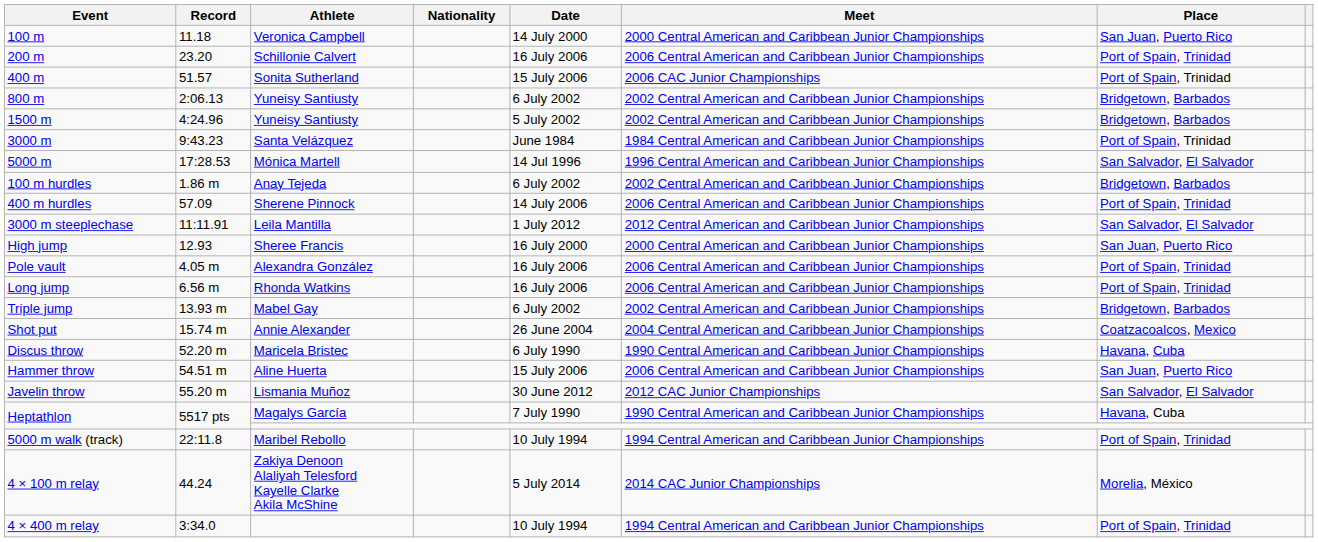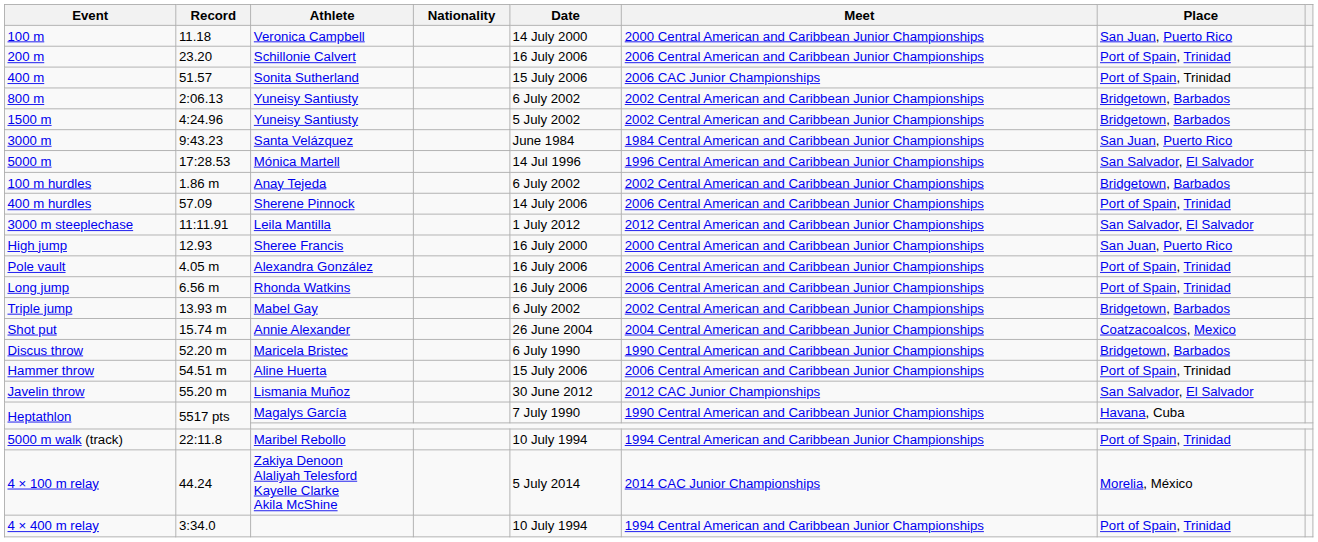(1165, 141) Port of Spain, Trinidad -> (1166, 141) San Juan, Puerto Rico
(1142, 350) Havana, Cuba -> (1165, 350) Bridgetown, Barbados
(1166, 371) San Juan, Puerto Rico -> (1165, 371) Port of Spain, Trinidad
